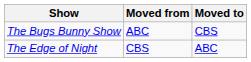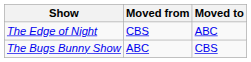rows swapped: (52, 48) <-> (64, 31)
